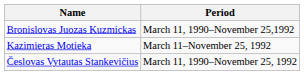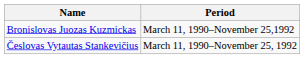- row: (49, 45)
